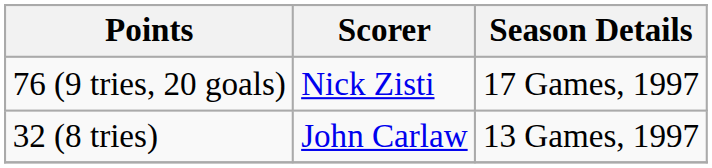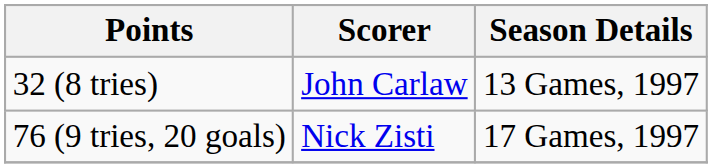rows swapped: (149, 83) <-> (85, 135)
